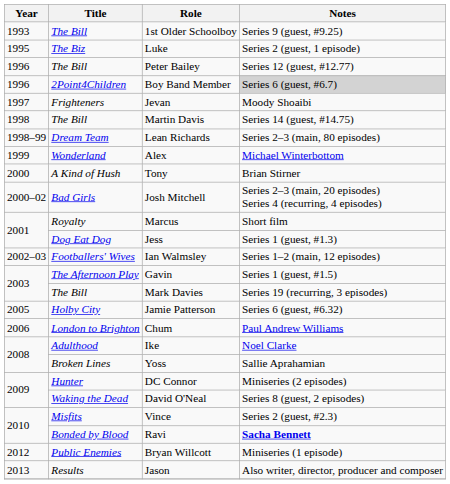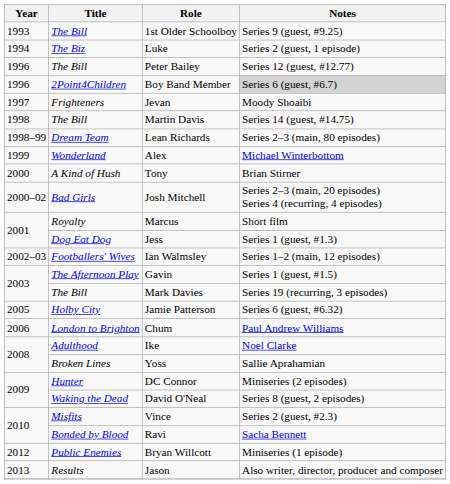(18, 48) 1995 -> (18, 48) 1994
(276, 434) bold -> (274, 434) normal
